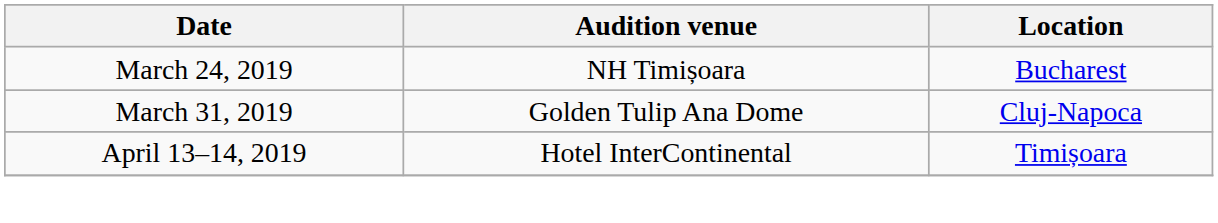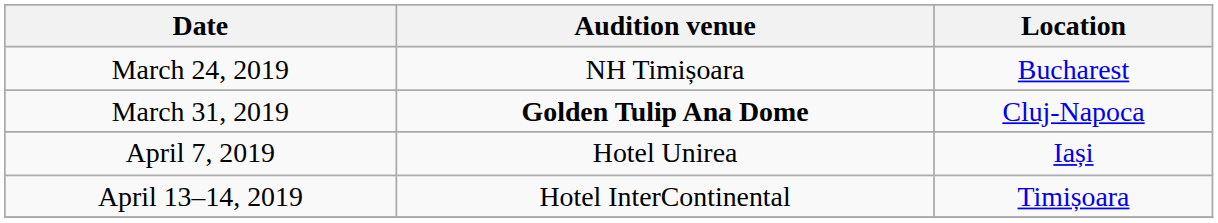(666, 111) normal -> (665, 111) bold
+ row: (200, 153)
